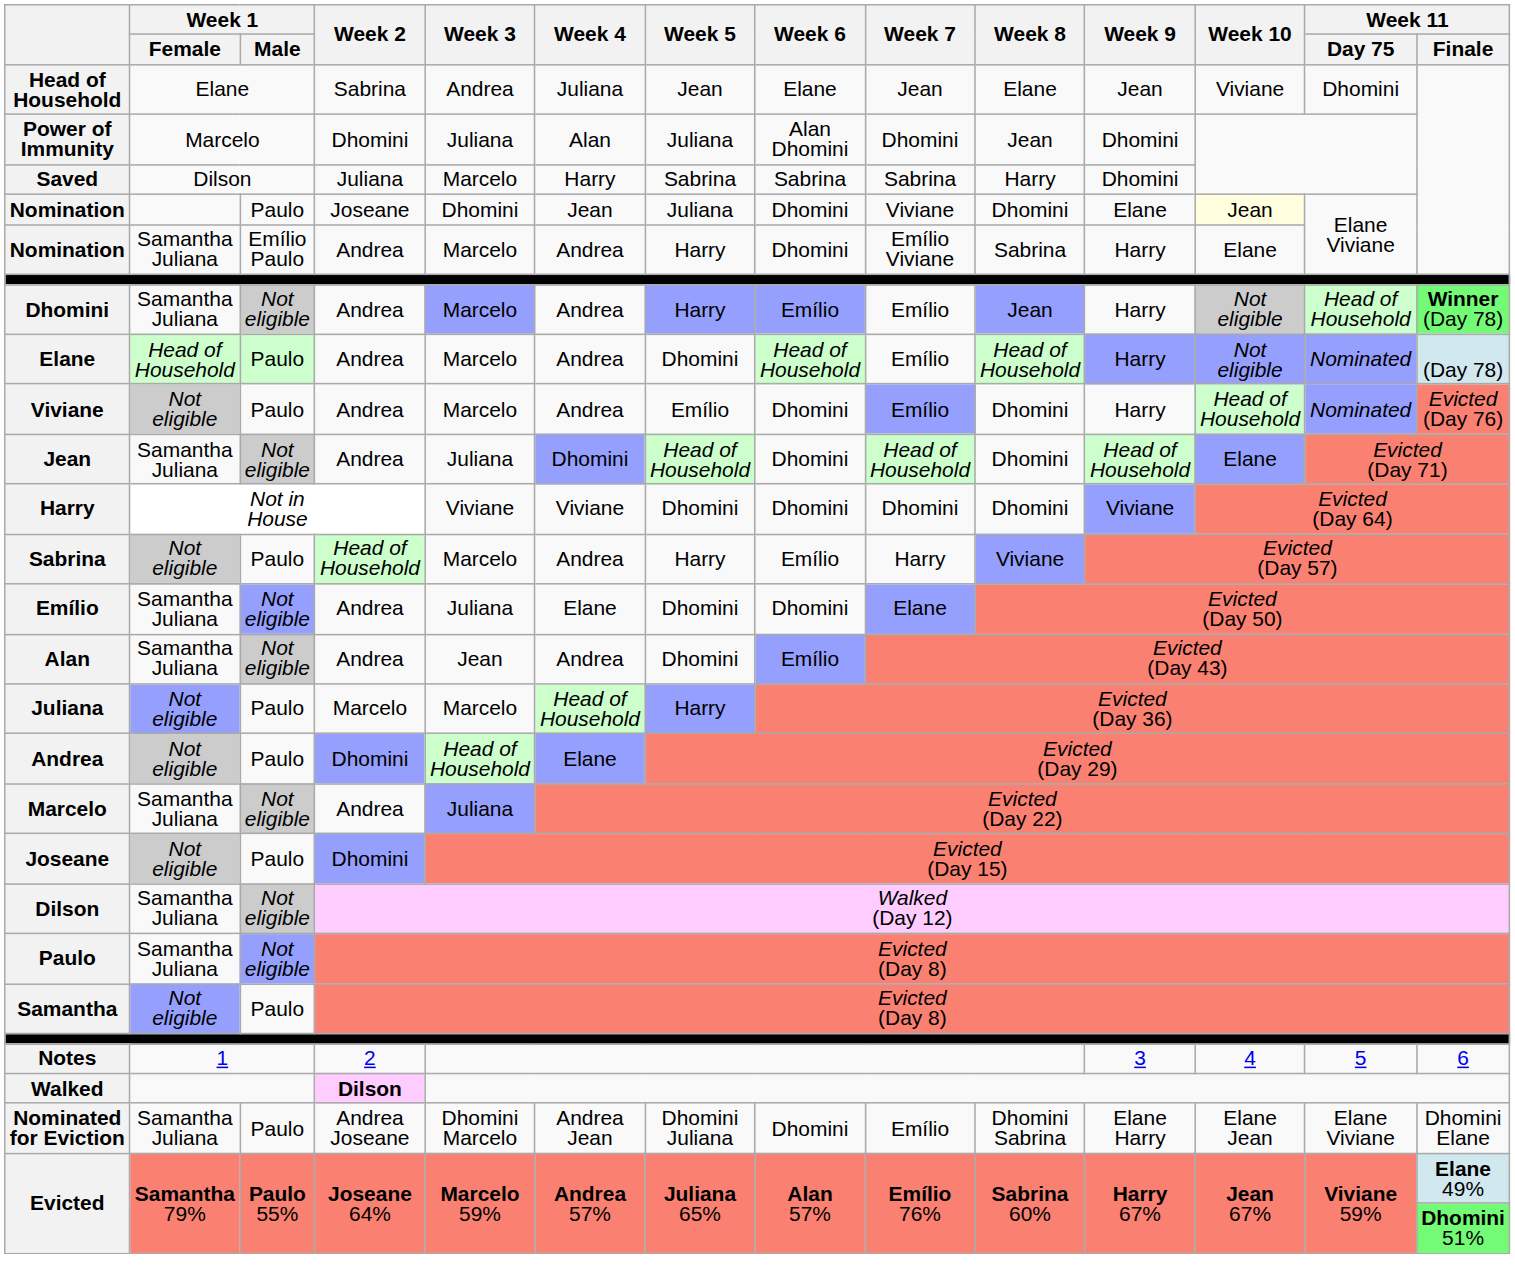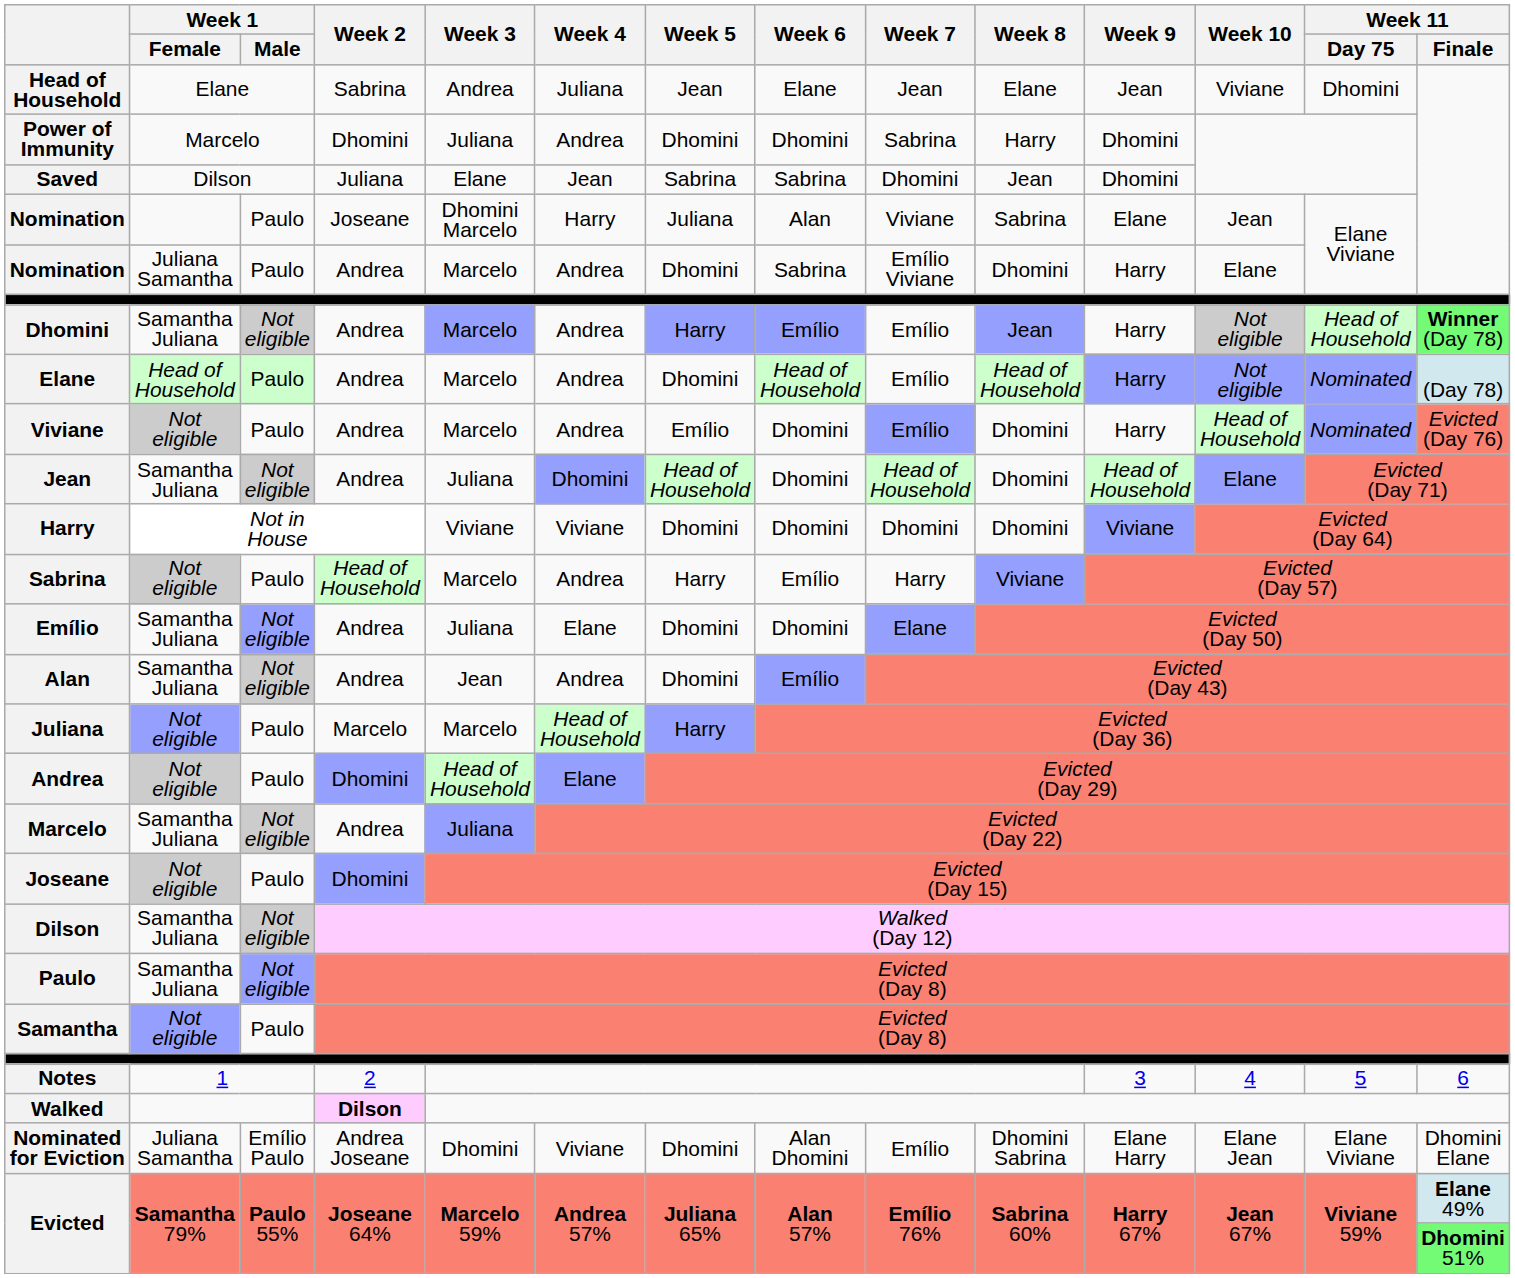(590, 139) Alan -> (590, 139) Andrea
(700, 139) Juliana -> (700, 139) Dhomini
(810, 139) Alan Dhomini -> (810, 139) Dhomini
(920, 139) Dhomini -> (920, 139) Sabrina
(1030, 139) Jean -> (1030, 139) Harry
(480, 179) Marcelo -> (480, 179) Elane
(590, 179) Harry -> (590, 179) Jean
(920, 179) Sabrina -> (920, 179) Dhomini
(1030, 179) Harry -> (1030, 179) Jean
(480, 209) Dhomini -> (480, 219) Dhomini Marcelo
(590, 209) Jean -> (590, 219) Harry
(810, 209) Dhomini -> (810, 219) Alan
(1030, 209) Dhomini -> (1030, 219) Sabrina
(1250, 209) lightyellow background -> (1250, 219) no background
(185, 249) Samantha Juliana -> (185, 269) Juliana Samantha
(277, 249) Emílio Paulo -> (277, 269) Paulo
(700, 249) Harry -> (700, 269) Dhomini
(810, 249) Dhomini -> (810, 269) Sabrina
(1030, 249) Sabrina -> (1030, 269) Dhomini
(185, 1128) Samantha Juliana -> (185, 1148) Juliana Samantha
(277, 1128) Paulo -> (277, 1148) Emílio Paulo
(480, 1128) Dhomini Marcelo -> (480, 1148) Dhomini
(590, 1128) Andrea Jean -> (590, 1148) Viviane
(700, 1128) Dhomini Juliana -> (700, 1148) Dhomini
(810, 1128) Dhomini -> (810, 1148) Alan Dhomini
